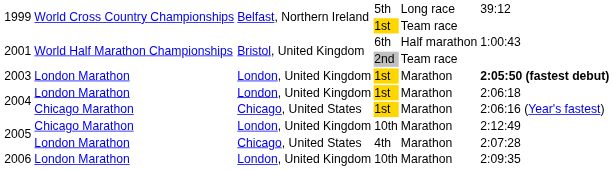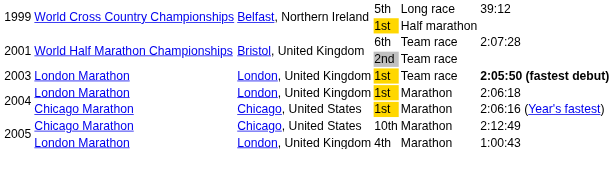(429, 25) Team race -> (439, 25) Half marathon
(439, 42) Half marathon -> (429, 42) Team race
(501, 42) 1:00:43 -> (501, 42) 2:07:28
(427, 76) Marathon -> (429, 76) Team race
(304, 126) London, United Kingdom -> (299, 126) Chicago, United States
(299, 142) Chicago, United States -> (304, 142) London, United Kingdom
(501, 142) 2:07:28 -> (501, 142) 1:00:43
- row: (18, 159)
